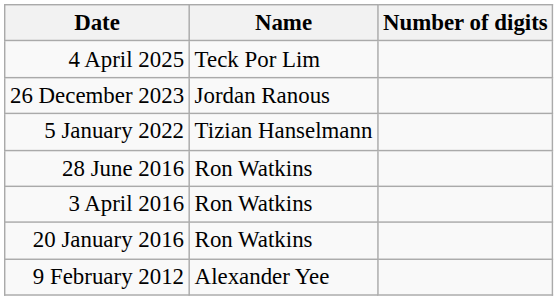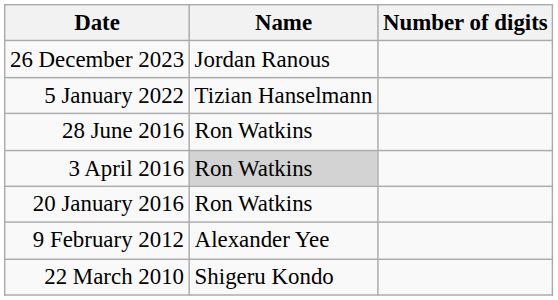- row: (126, 58)
(254, 204) no background -> (254, 167) lightgrey background
+ row: (114, 276)
